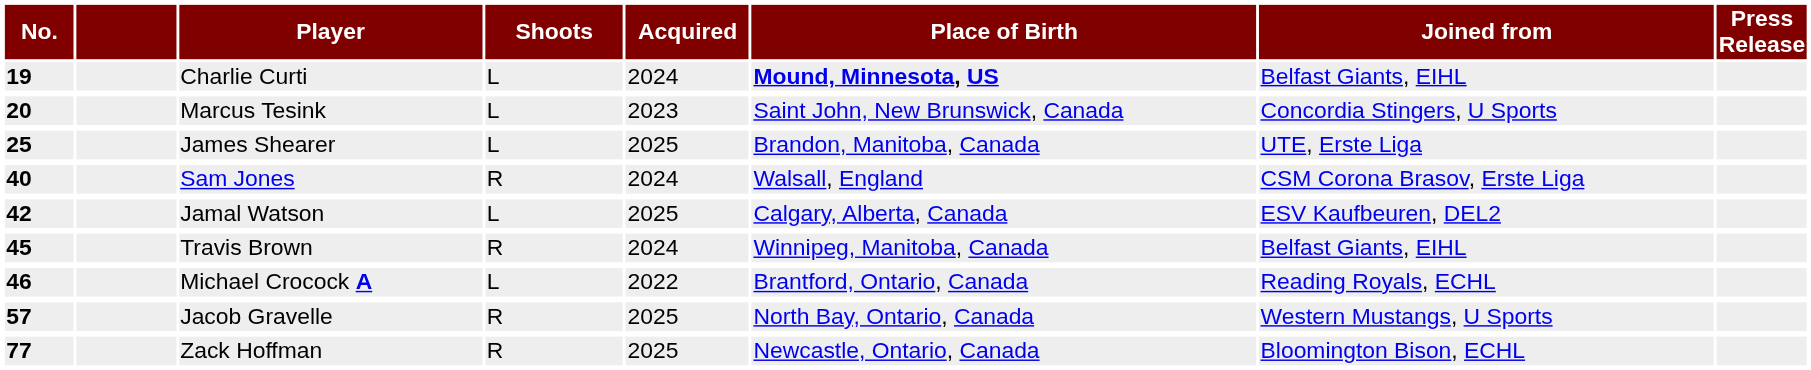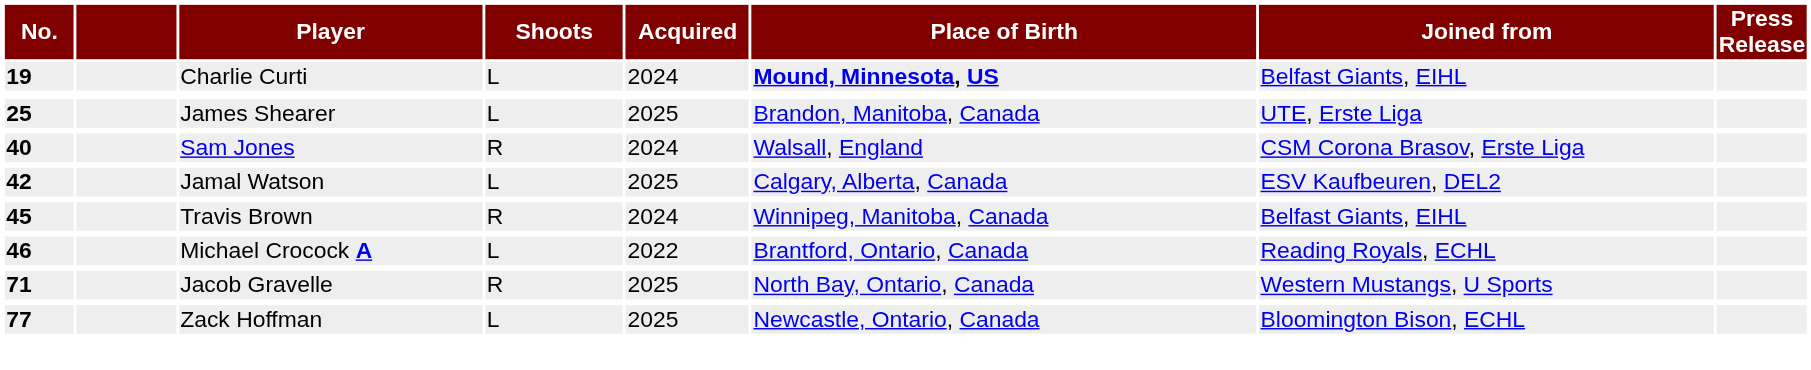- row: (253, 110)
(19, 316) 57 -> (19, 284) 71
(495, 350) R -> (493, 319) L
